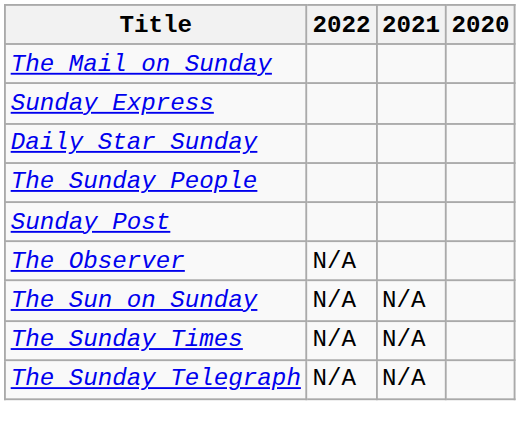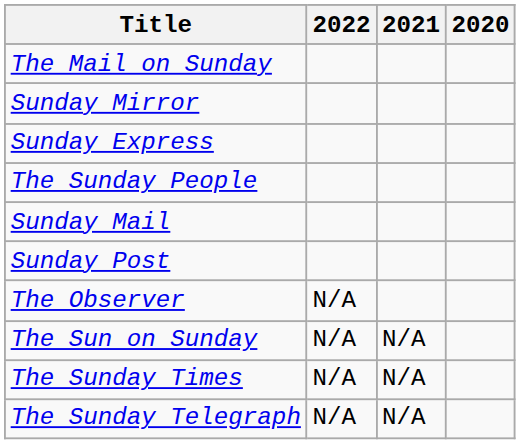+ row: (105, 103)
- row: (134, 143)
+ row: (91, 222)
